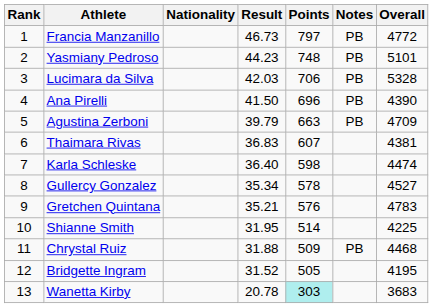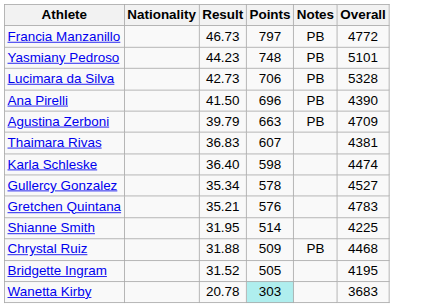- column: (24, 15)
(262, 79) 42.03 -> (223, 79) 42.73
